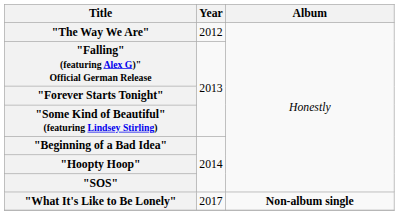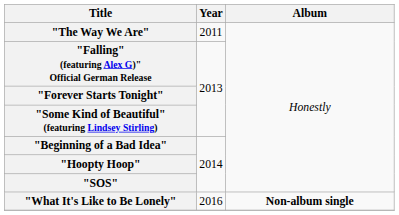(211, 32) 2012 -> (211, 32) 2011
(211, 201) 2017 -> (211, 201) 2016
